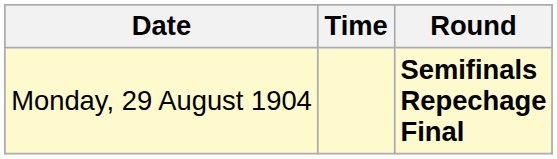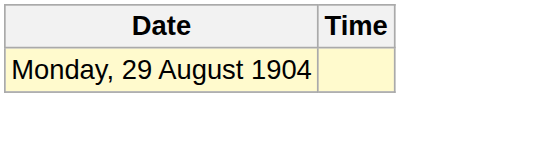- column: (473, 26)
